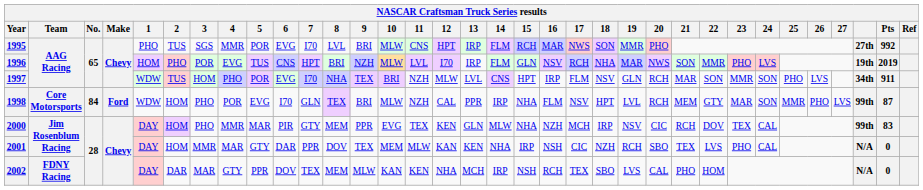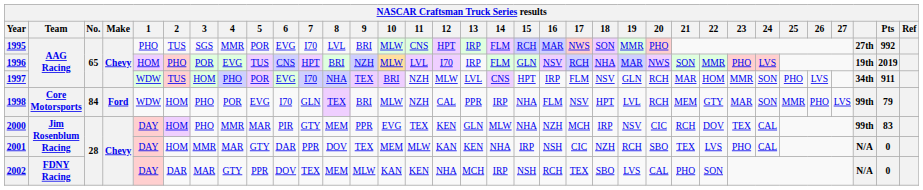(713, 79) SON -> (713, 79) HOM
(888, 101) 87 -> (888, 101) 79
(713, 171) HOM -> (713, 171) SON
